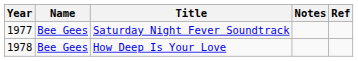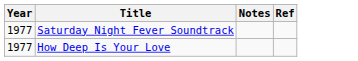- column: (63, 13)
(20, 47) 1978 -> (20, 47) 1977
